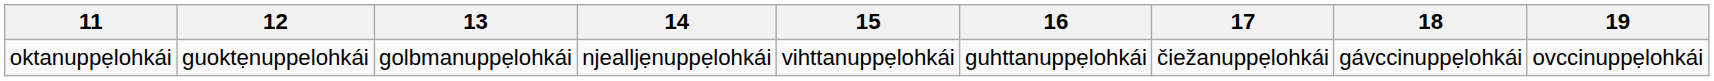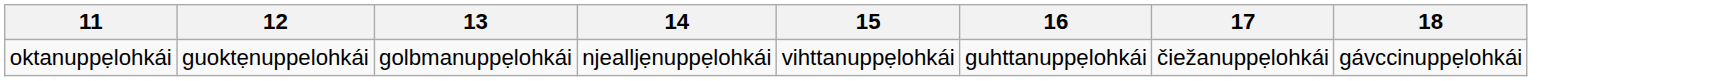- column: (1618, 22)
